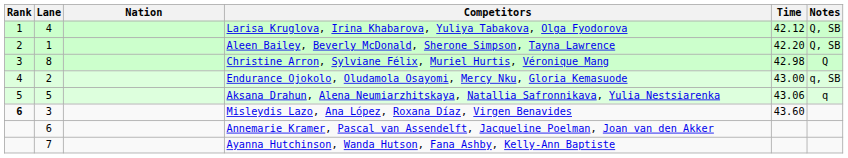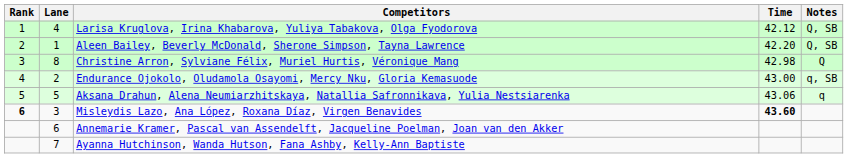- column: (144, 13)
(789, 112) normal -> (780, 112) bold
